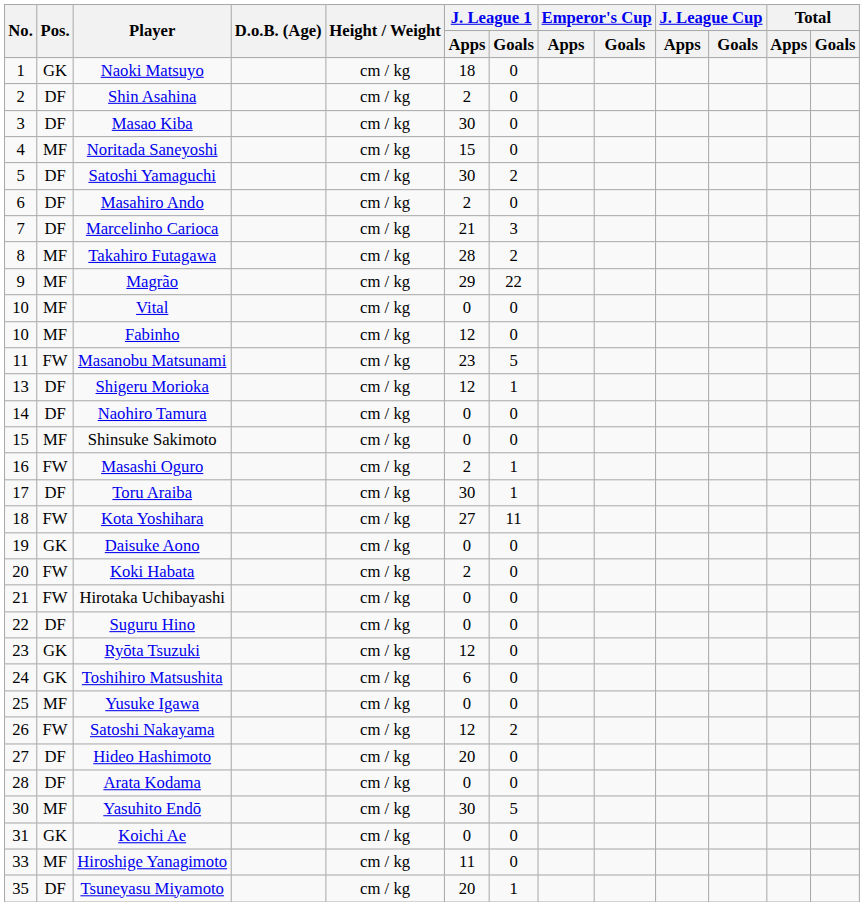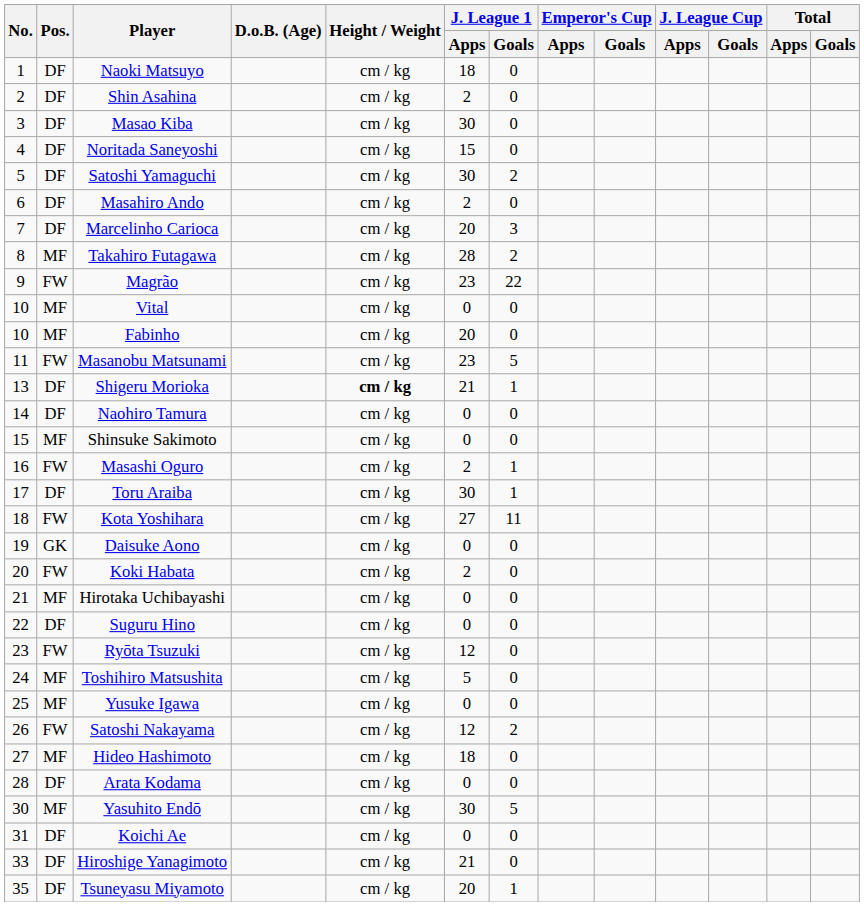(55, 70) GK -> (55, 70) DF
(55, 149) MF -> (55, 149) DF
(467, 228) 21 -> (467, 228) 20
(55, 281) MF -> (55, 281) FW
(467, 281) 29 -> (467, 281) 23
(467, 334) 12 -> (467, 334) 20
(385, 387) normal -> (385, 387) bold
(467, 387) 12 -> (467, 387) 21
(55, 598) FW -> (55, 598) MF
(55, 651) GK -> (55, 651) FW
(55, 677) GK -> (55, 677) MF
(467, 677) 6 -> (467, 677) 5
(55, 756) DF -> (55, 756) MF
(467, 756) 20 -> (467, 756) 18
(55, 835) GK -> (55, 835) DF
(55, 862) MF -> (55, 862) DF
(467, 862) 11 -> (467, 862) 21
